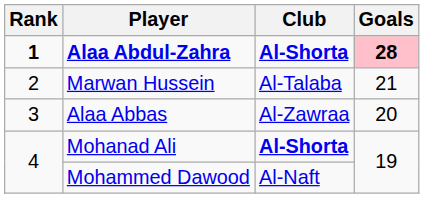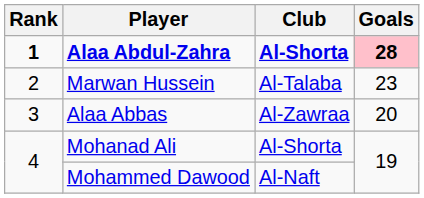(386, 83) 21 -> (386, 83) 23
(304, 146) bold -> (300, 146) normal
